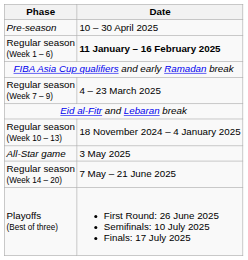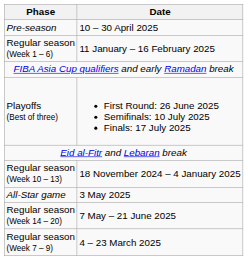(150, 48) bold -> (147, 48) normal
rows swapped: (41, 90) <-> (32, 221)
